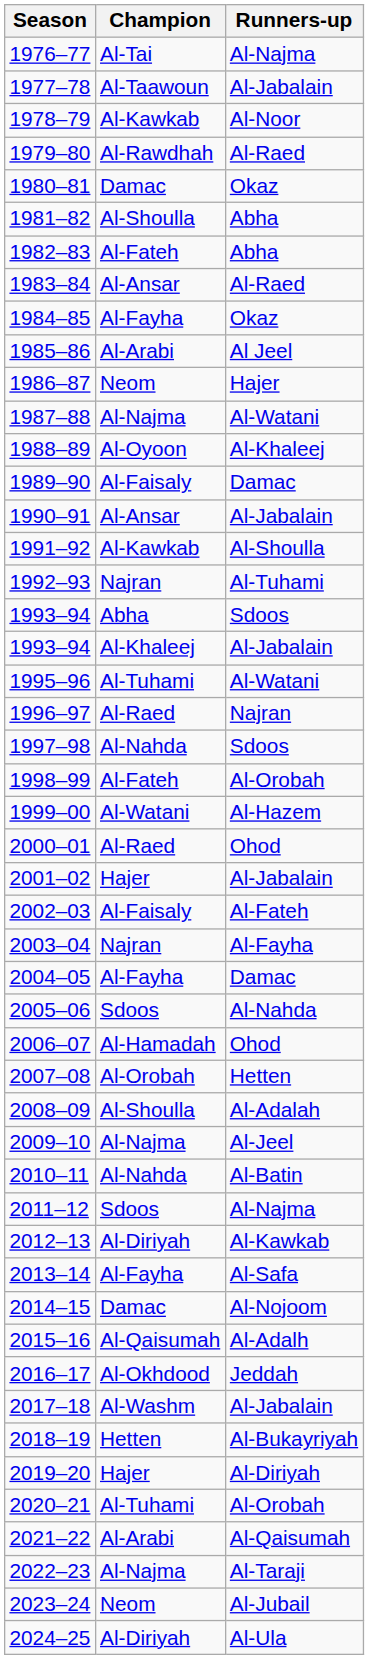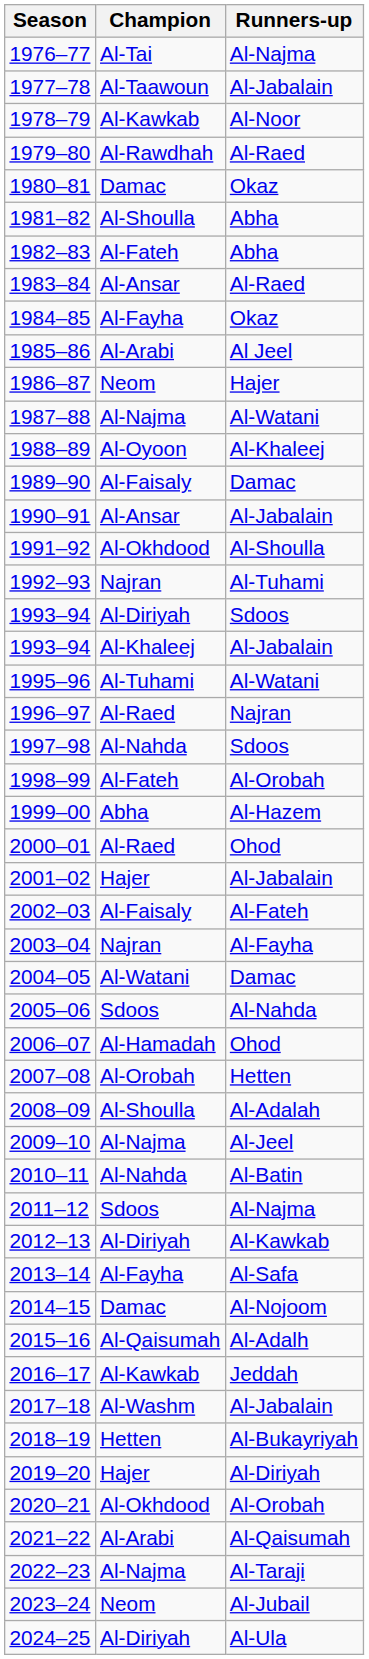(150, 548) Al-Kawkab -> (155, 548) Al-Okhdood
(124, 614) Abha -> (145, 614) Al-Diriyah
(145, 812) Al-Watani -> (124, 812) Abha
(142, 977) Al-Fayha -> (145, 977) Al-Watani
(155, 1373) Al-Okhdood -> (150, 1373) Al-Kawkab
(147, 1505) Al-Tuhami -> (155, 1505) Al-Okhdood
